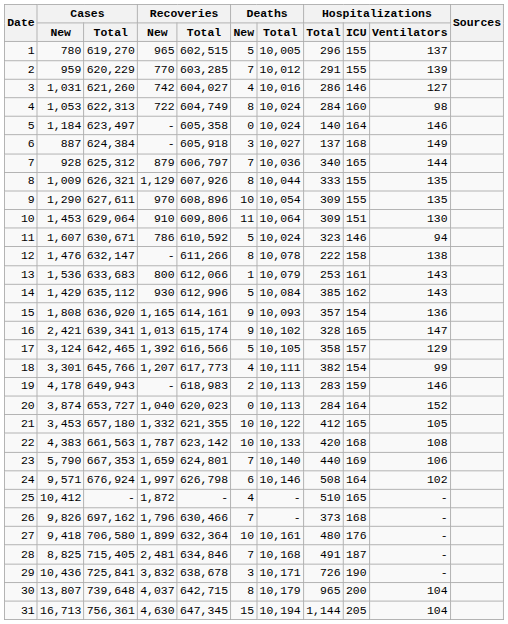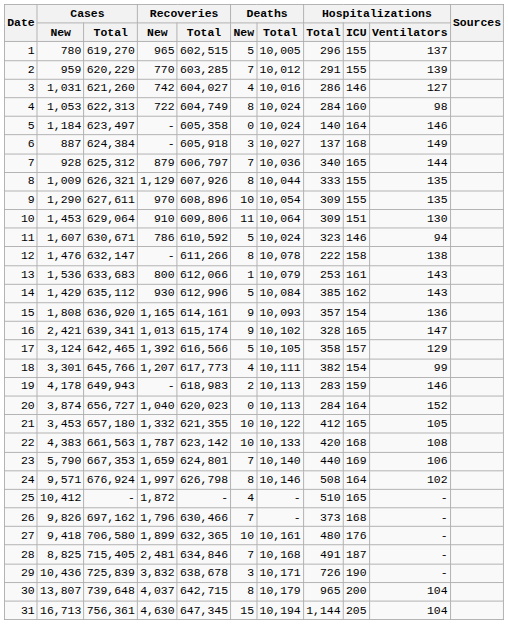(111, 405) 653,727 -> (111, 405) 656,727
(251, 480) 6 -> (251, 480) 8
(204, 536) 632,364 -> (204, 536) 632,365
(111, 573) 725,841 -> (111, 573) 725,839
